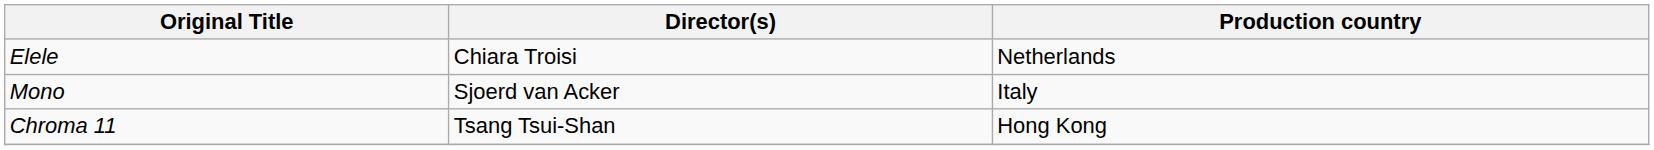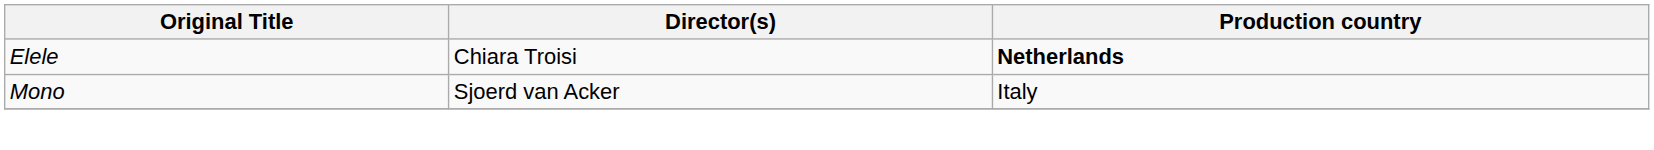(1056, 56) normal -> (1061, 56) bold
- row: (63, 126)
